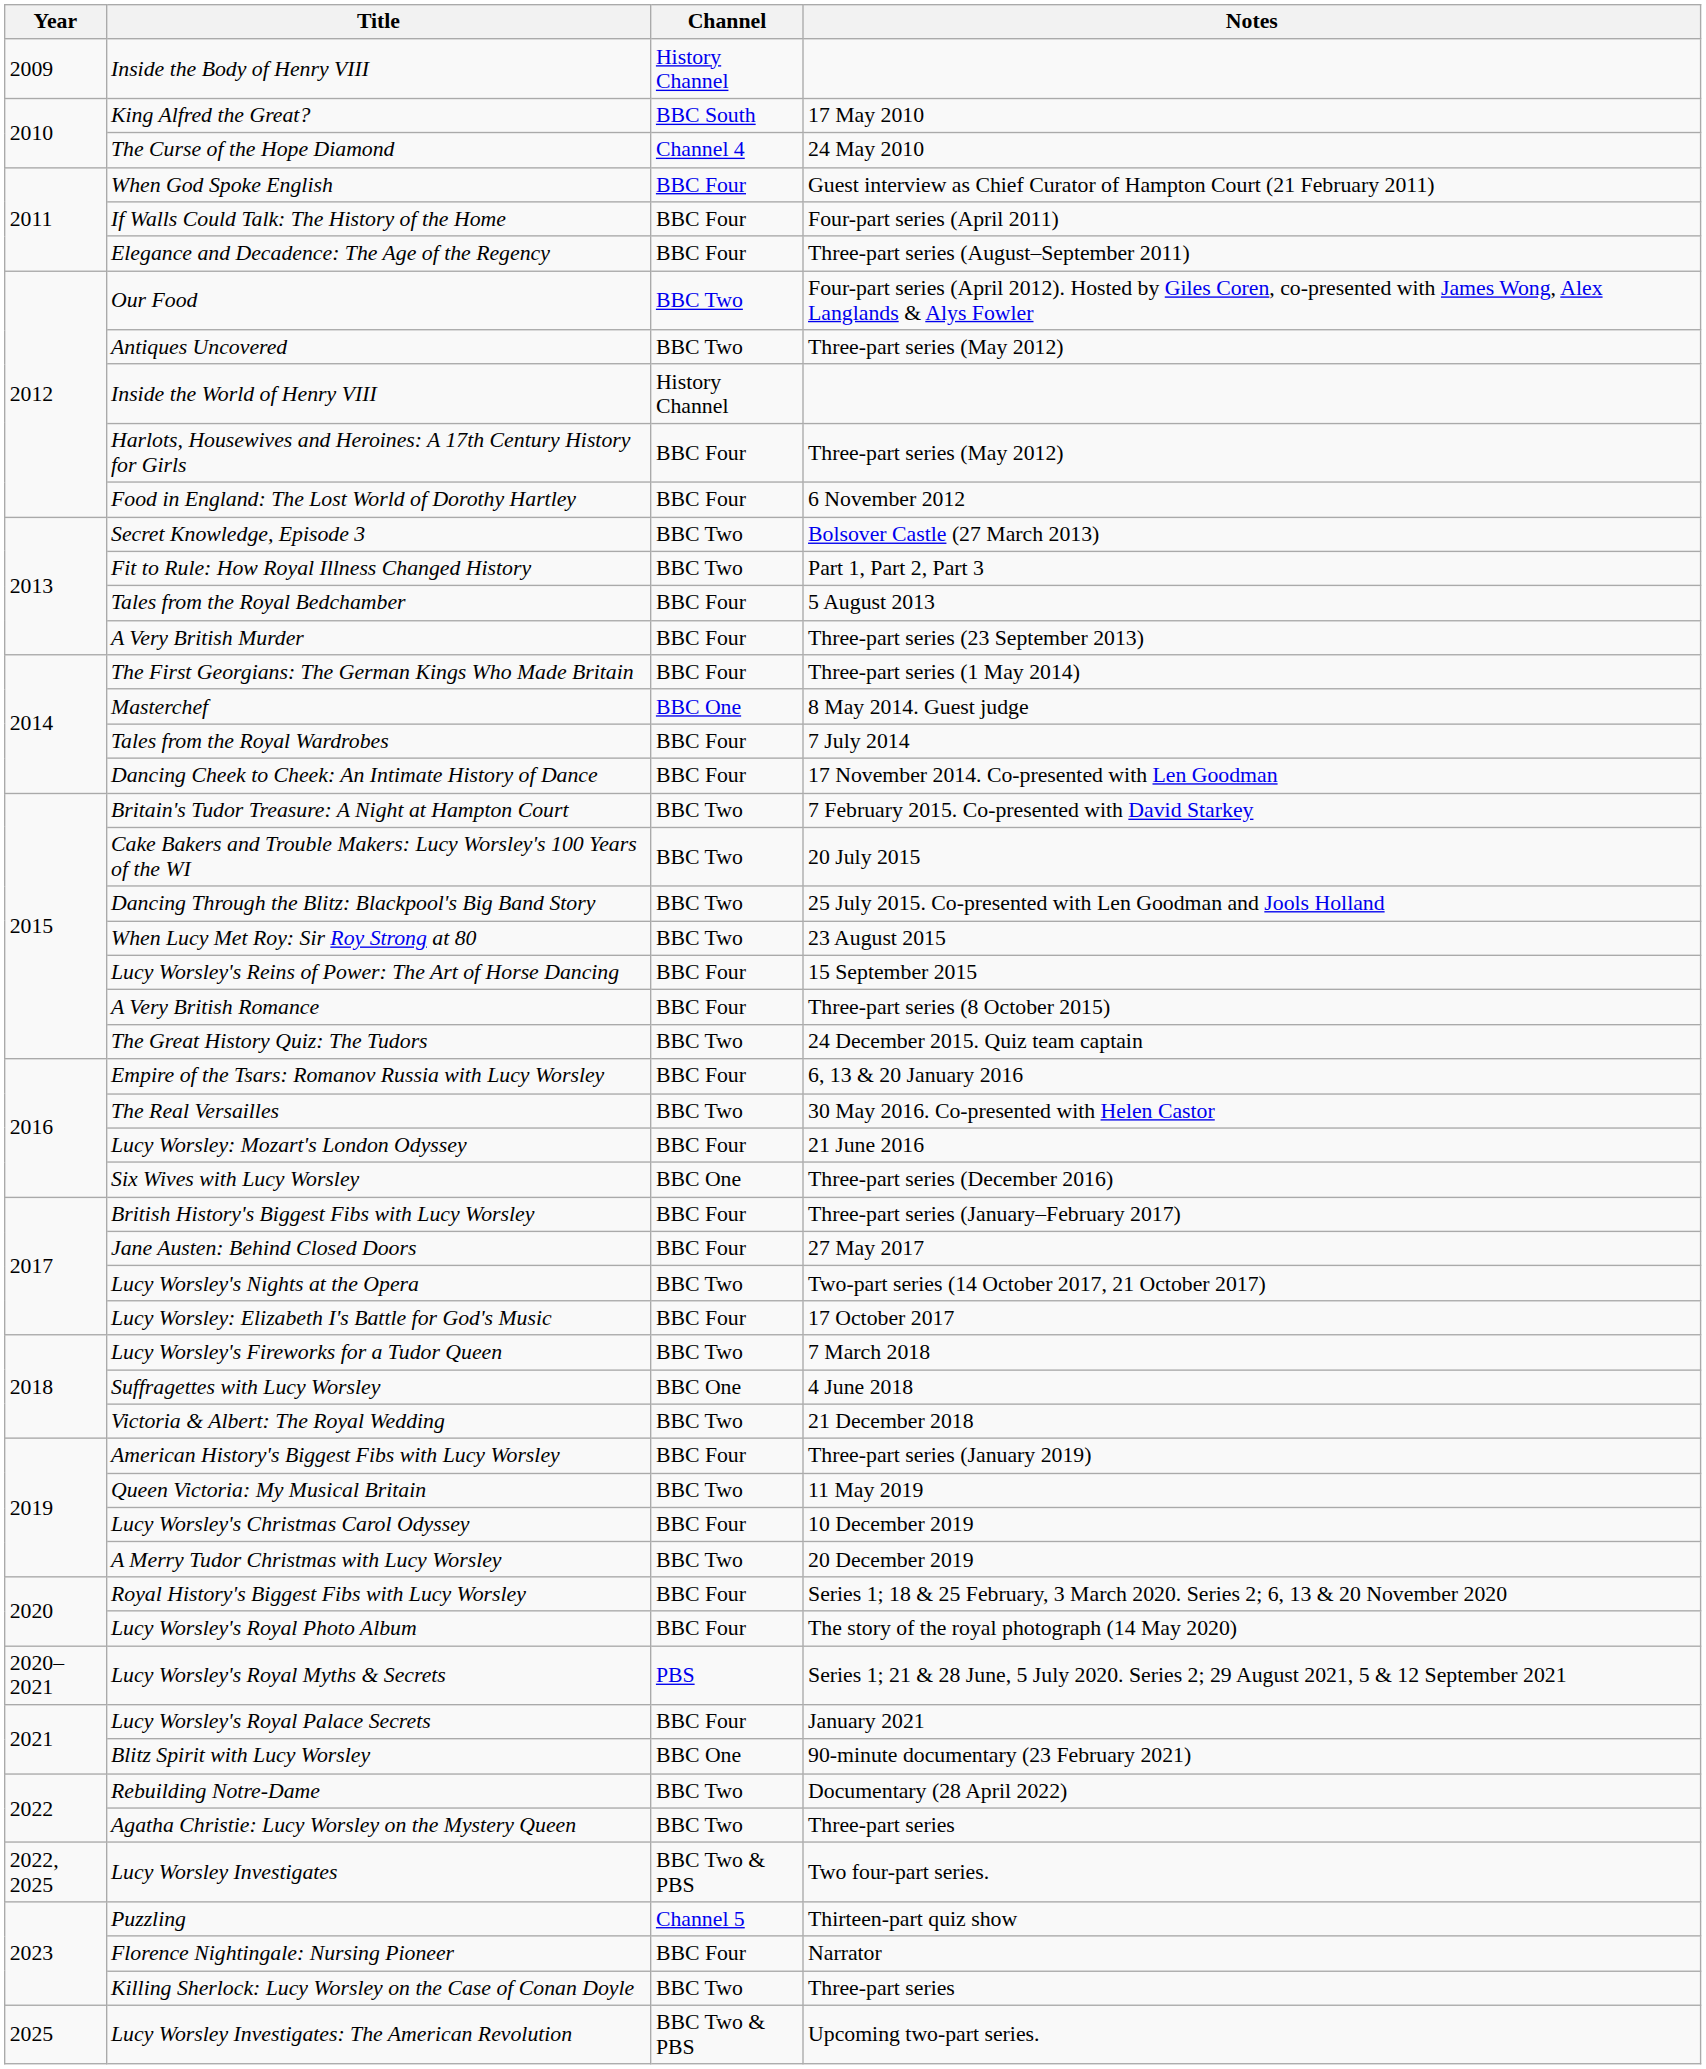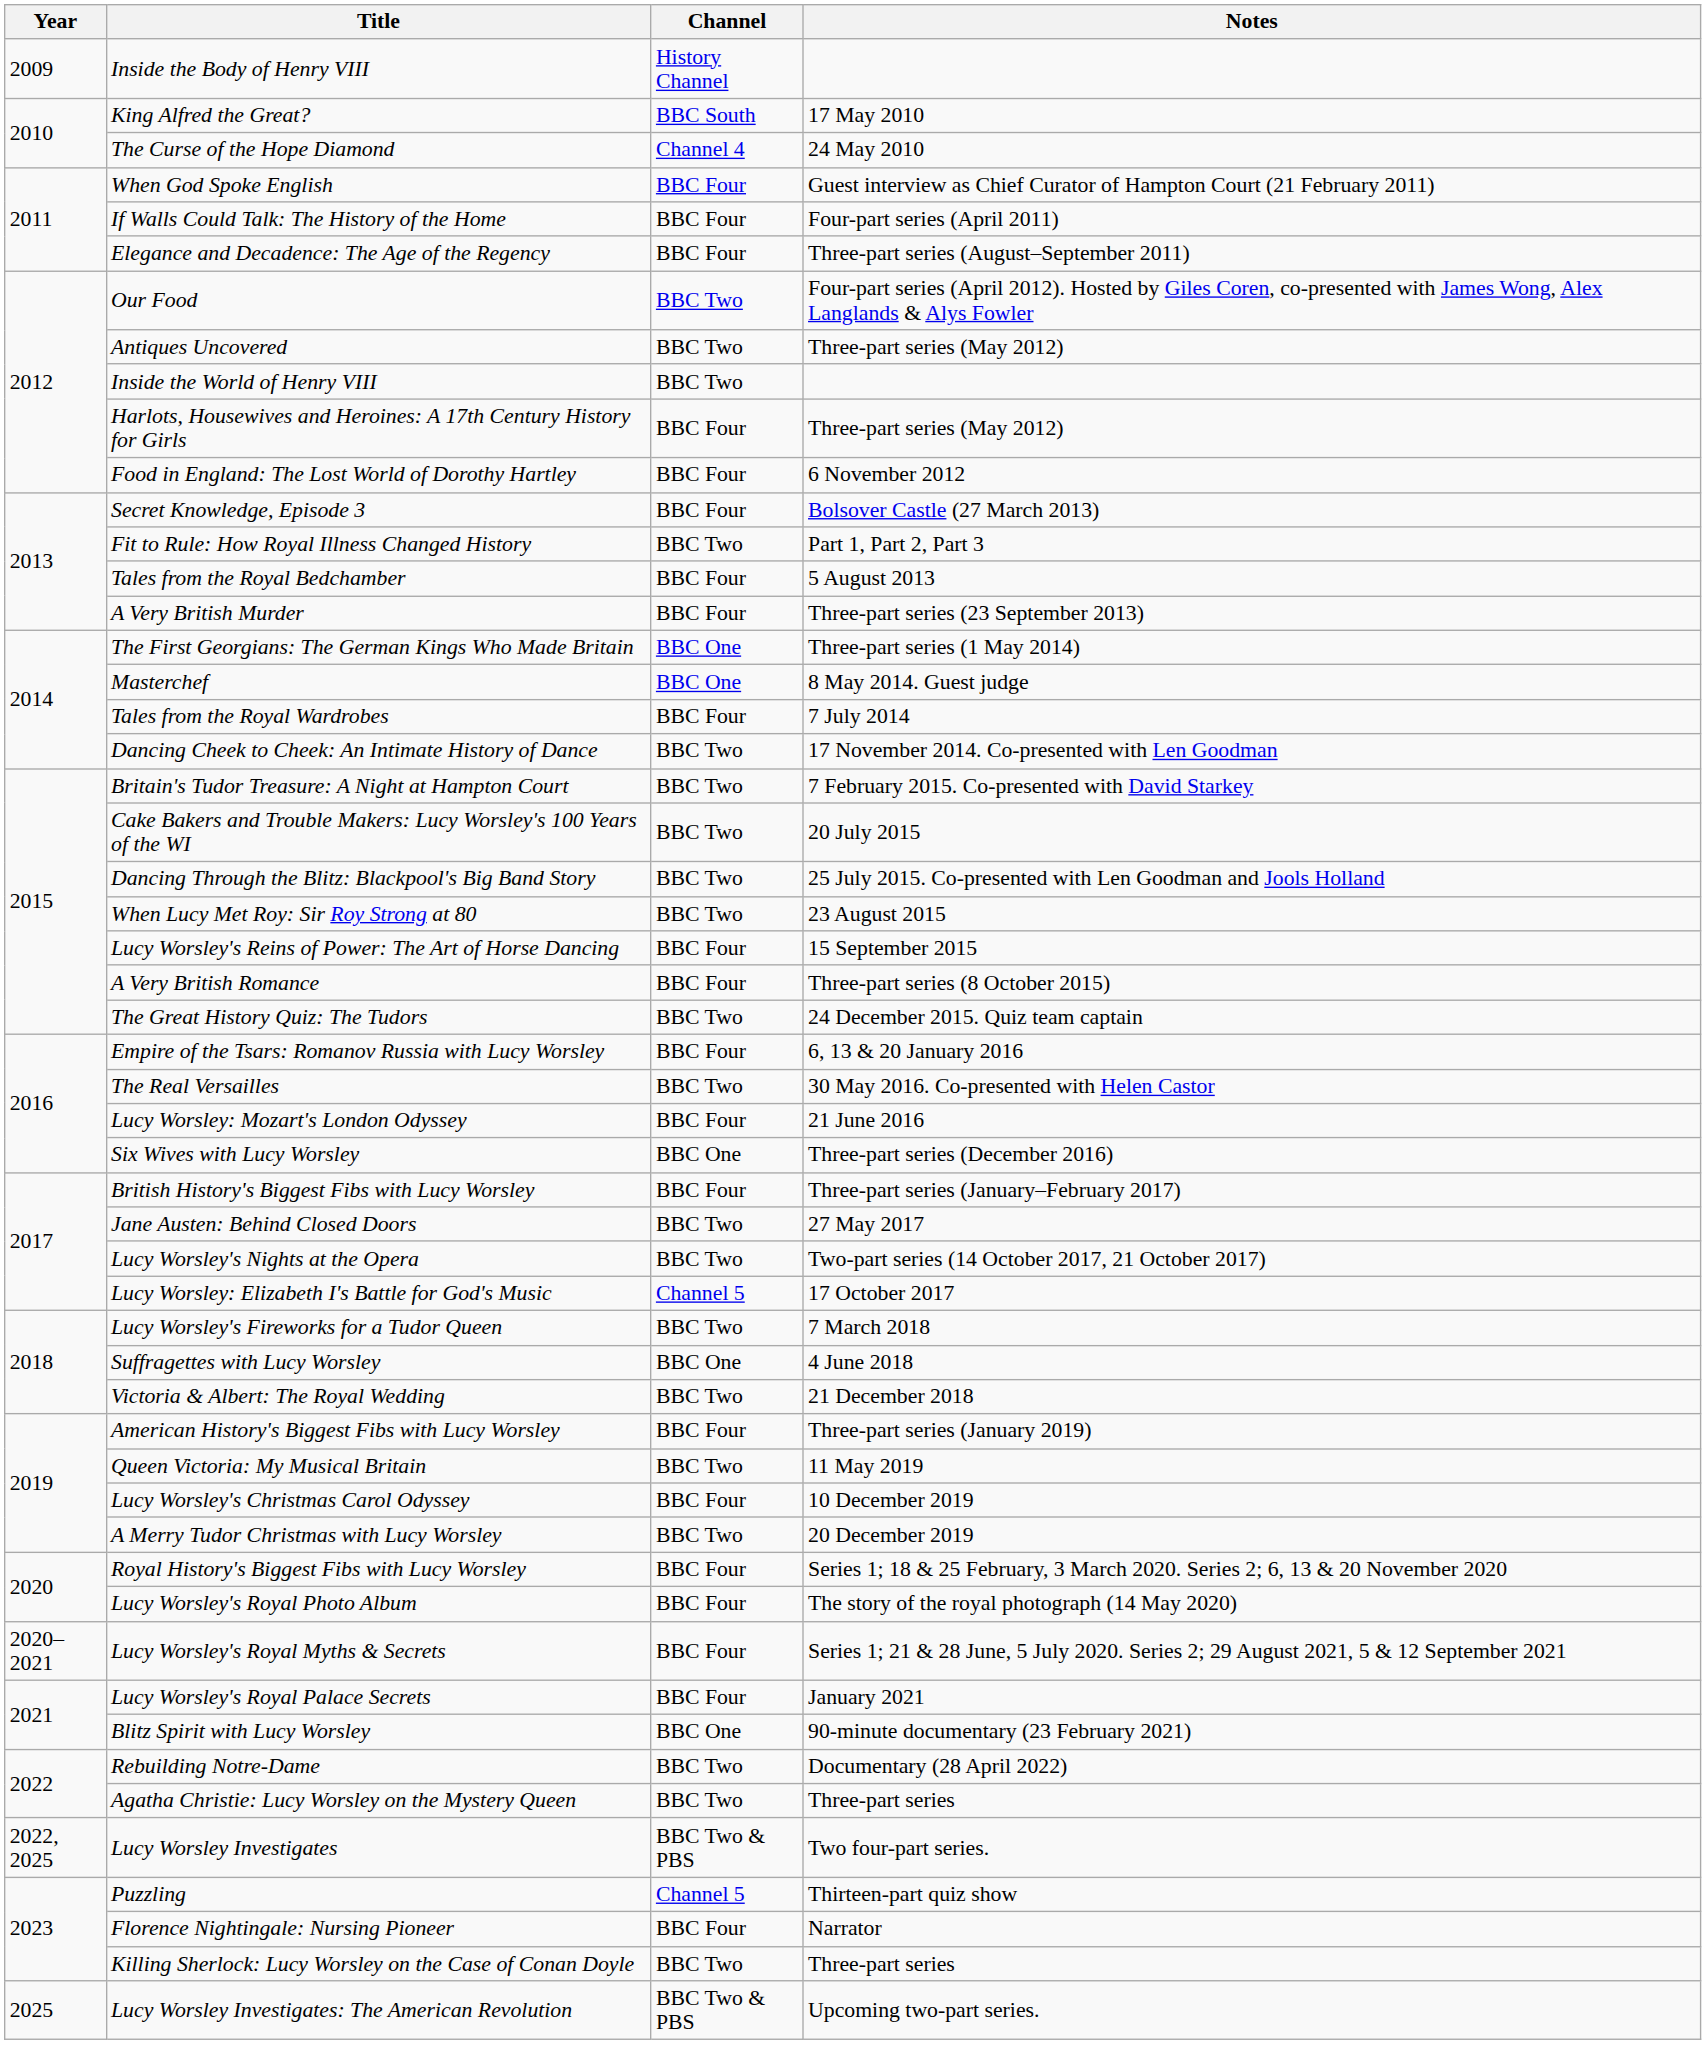(692, 393) History Channel -> (699, 381) BBC Two
(699, 533) BBC Two -> (701, 509) BBC Four
(701, 671) BBC Four -> (699, 647) BBC One
(701, 775) BBC Four -> (699, 750) BBC Two
(701, 1248) BBC Four -> (699, 1223) BBC Two
(701, 1317) BBC Four -> (700, 1293) Channel 5
(675, 1674) PBS -> (701, 1650) BBC Four
